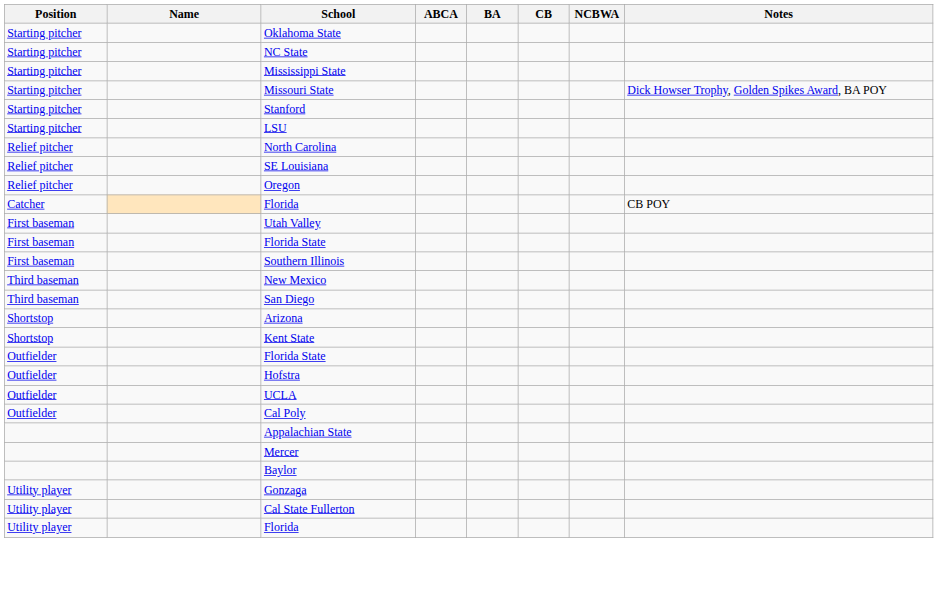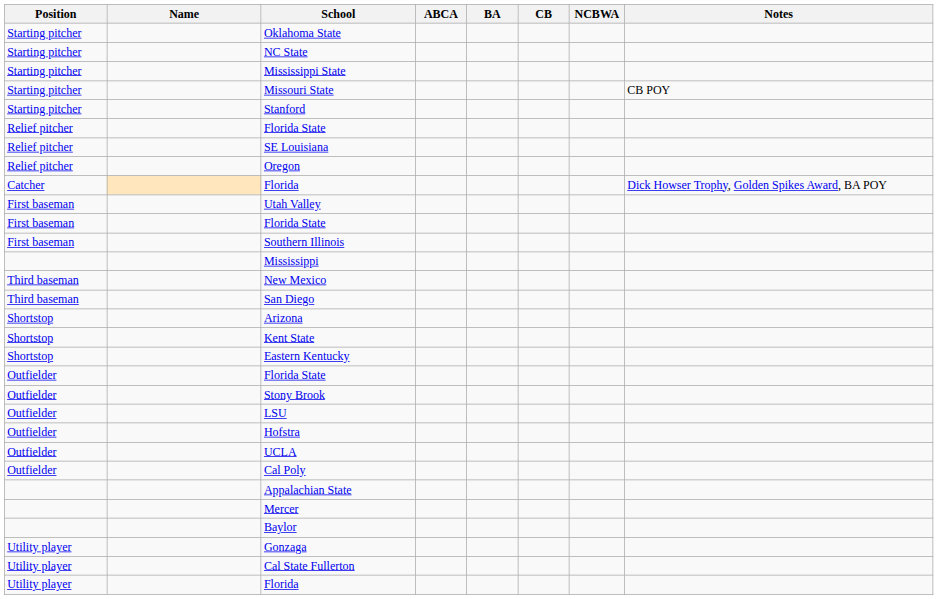(757, 90) Dick Howser Trophy, Golden Spikes Award, BA POY -> (649, 90) CB POY
- row: (44, 128)
+ row: (40, 128)
- row: (40, 147)
(649, 204) CB POY -> (757, 185) Dick Howser Trophy, Golden Spikes Award, BA POY
+ row: (56, 261)
+ row: (30, 356)
+ row: (32, 394)
+ row: (32, 413)
